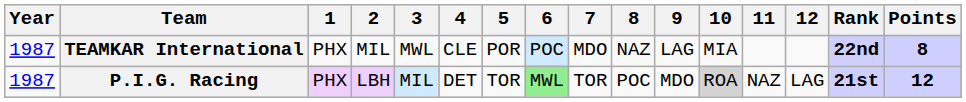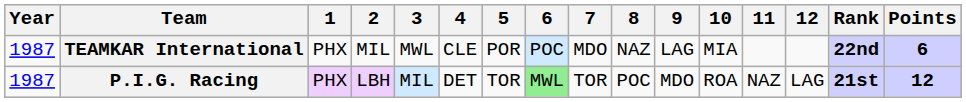(922, 51) 8 -> (922, 51) 6
(720, 82) lightgrey background -> (720, 82) no background
